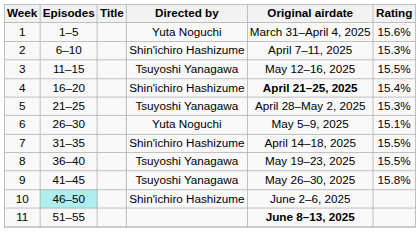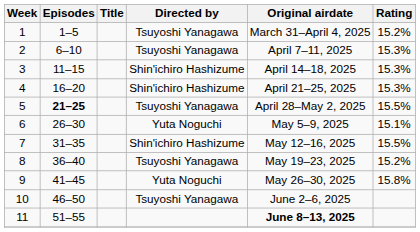(187, 32) Yuta Noguchi -> (187, 32) Tsuyoshi Yanagawa
(394, 32) 15.6% -> (394, 32) 15.2%
(187, 50) Shin'ichiro Hashizume -> (187, 50) Tsuyoshi Yanagawa
(187, 69) Tsuyoshi Yanagawa -> (187, 69) Shin'ichiro Hashizume
(310, 69) May 12–16, 2025 -> (310, 69) April 14–18, 2025
(394, 69) 15.5% -> (394, 69) 15.3%
(310, 87) bold -> (310, 87) normal
(394, 87) 15.4% -> (394, 87) 15.3%
(69, 106) normal -> (69, 106) bold
(394, 106) 15.3% -> (394, 106) 15.5%
(310, 143) April 14–18, 2025 -> (310, 143) May 12–16, 2025
(394, 161) 15.5% -> (394, 161) 15.2%
(187, 180) Tsuyoshi Yanagawa -> (187, 180) Yuta Noguchi
(69, 198) paleturquoise background -> (69, 198) no background
(187, 198) Shin'ichiro Hashizume -> (187, 198) Tsuyoshi Yanagawa
